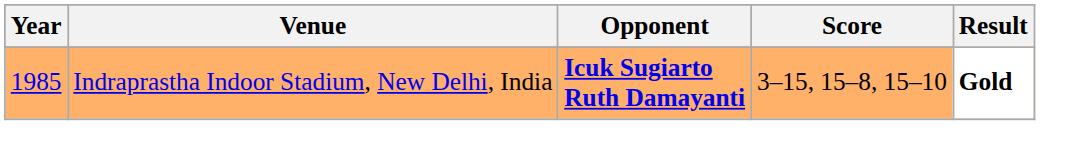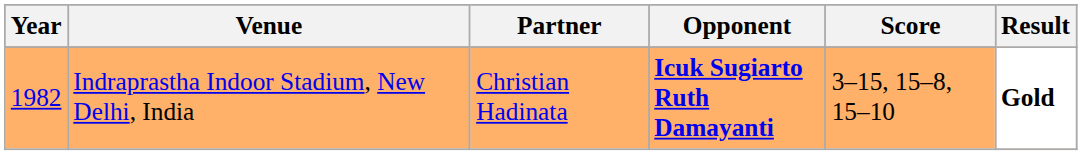+ column: (559, 25)
(36, 82) 1985 -> (36, 97) 1982
